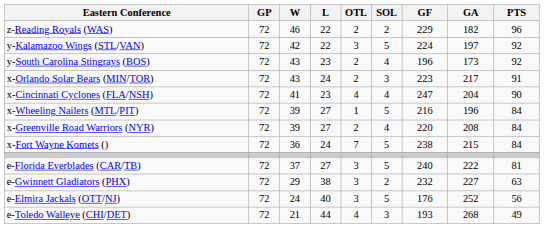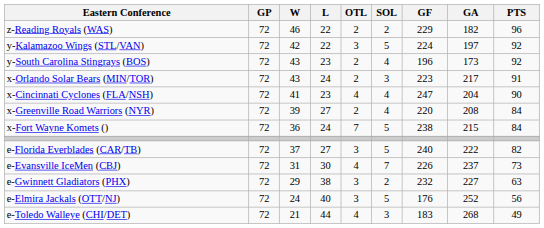- row: (73, 111)
(517, 165) 81 -> (517, 149) 82
+ row: (64, 165)
(425, 215) 193 -> (425, 215) 183
